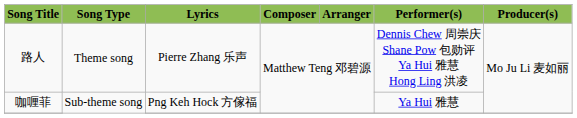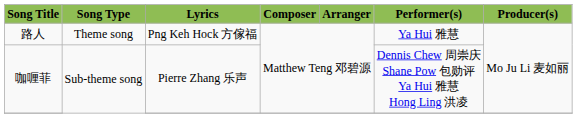(203, 57) Pierre Zhang 乐声 -> (203, 33) Png Keh Hock 方傢福
(429, 57) Dennis Chew 周崇庆 Shane Pow 包勋评 Ya Hui 雅慧 Hong Ling 洪凌 -> (429, 33) Ya Hui 雅慧
(203, 102) Png Keh Hock 方傢福 -> (203, 78) Pierre Zhang 乐声
(429, 102) Ya Hui 雅慧 -> (429, 78) Dennis Chew 周崇庆 Shane Pow 包勋评 Ya Hui 雅慧 Hong Ling 洪凌
